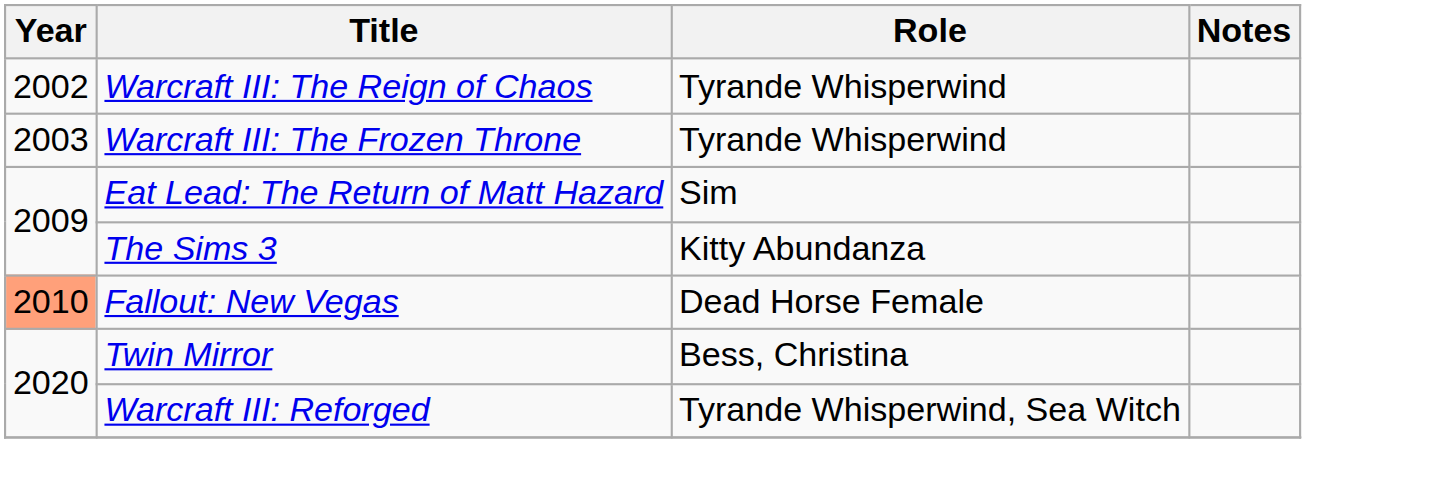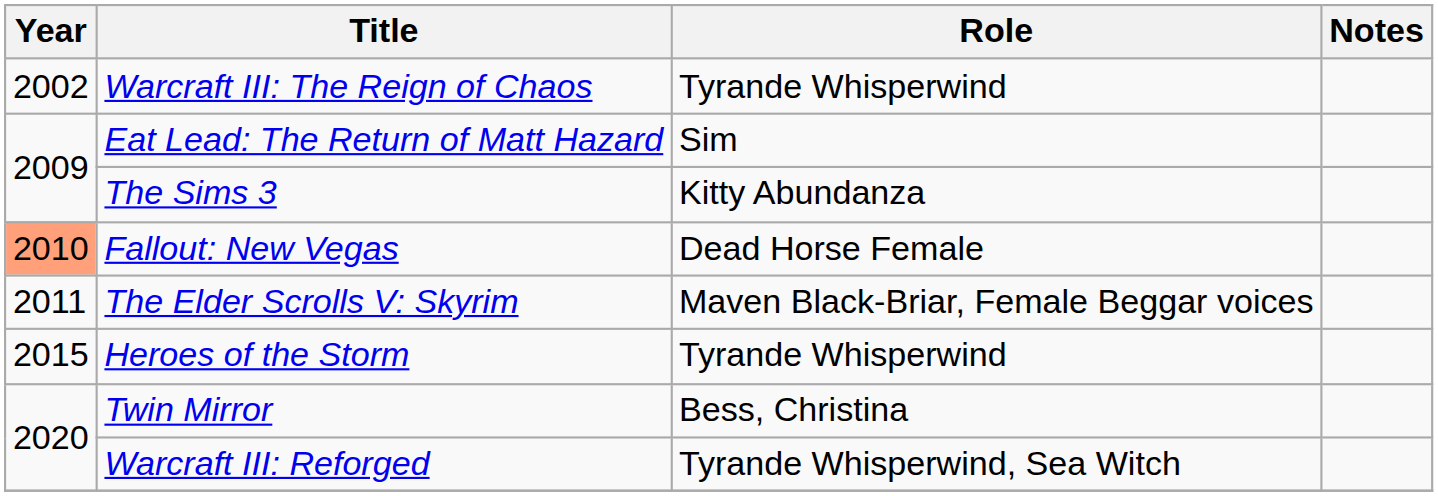- row: (343, 139)
+ row: (312, 301)
+ row: (257, 355)
